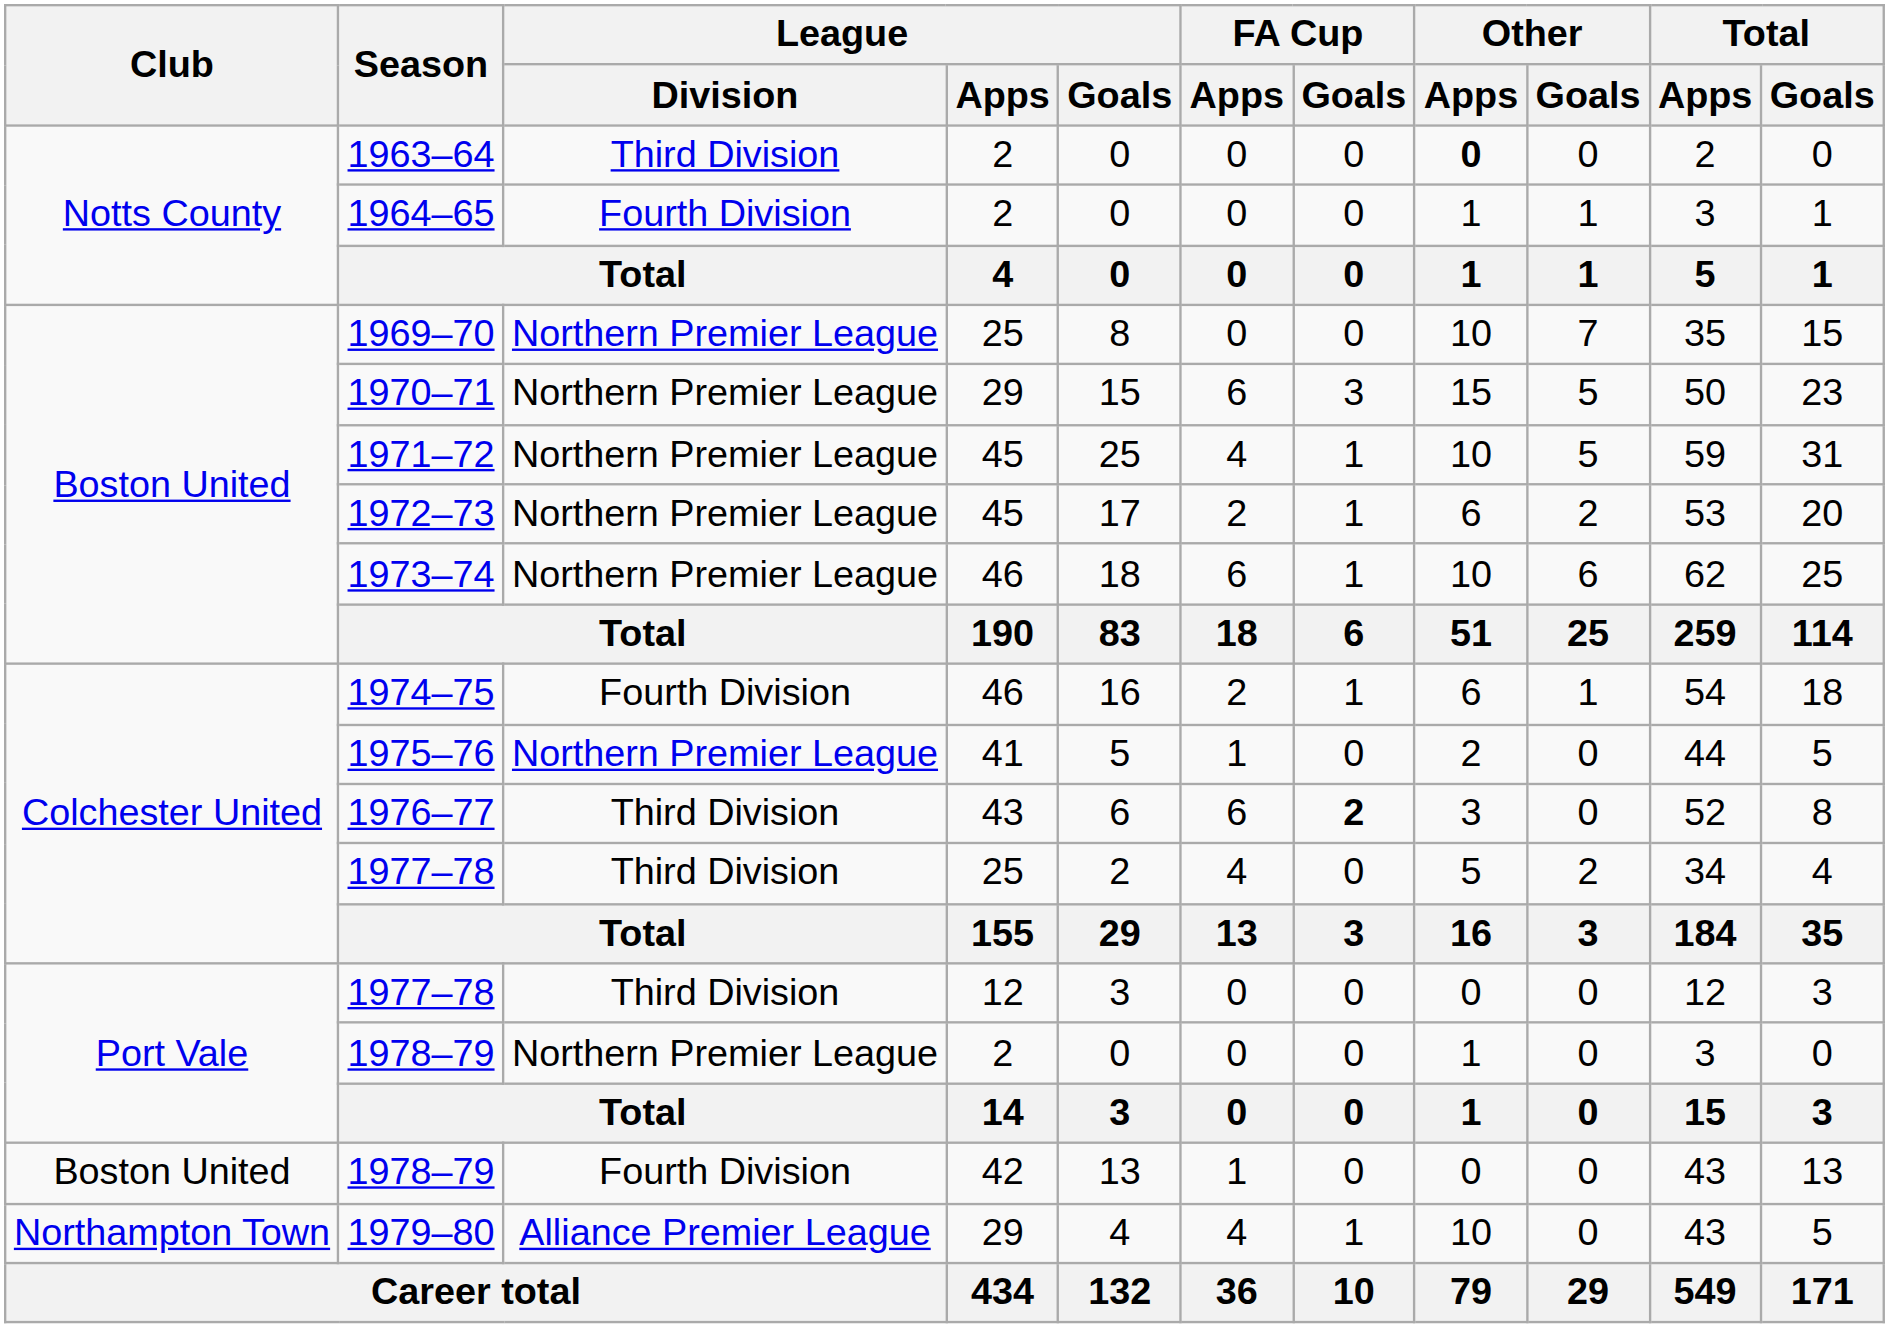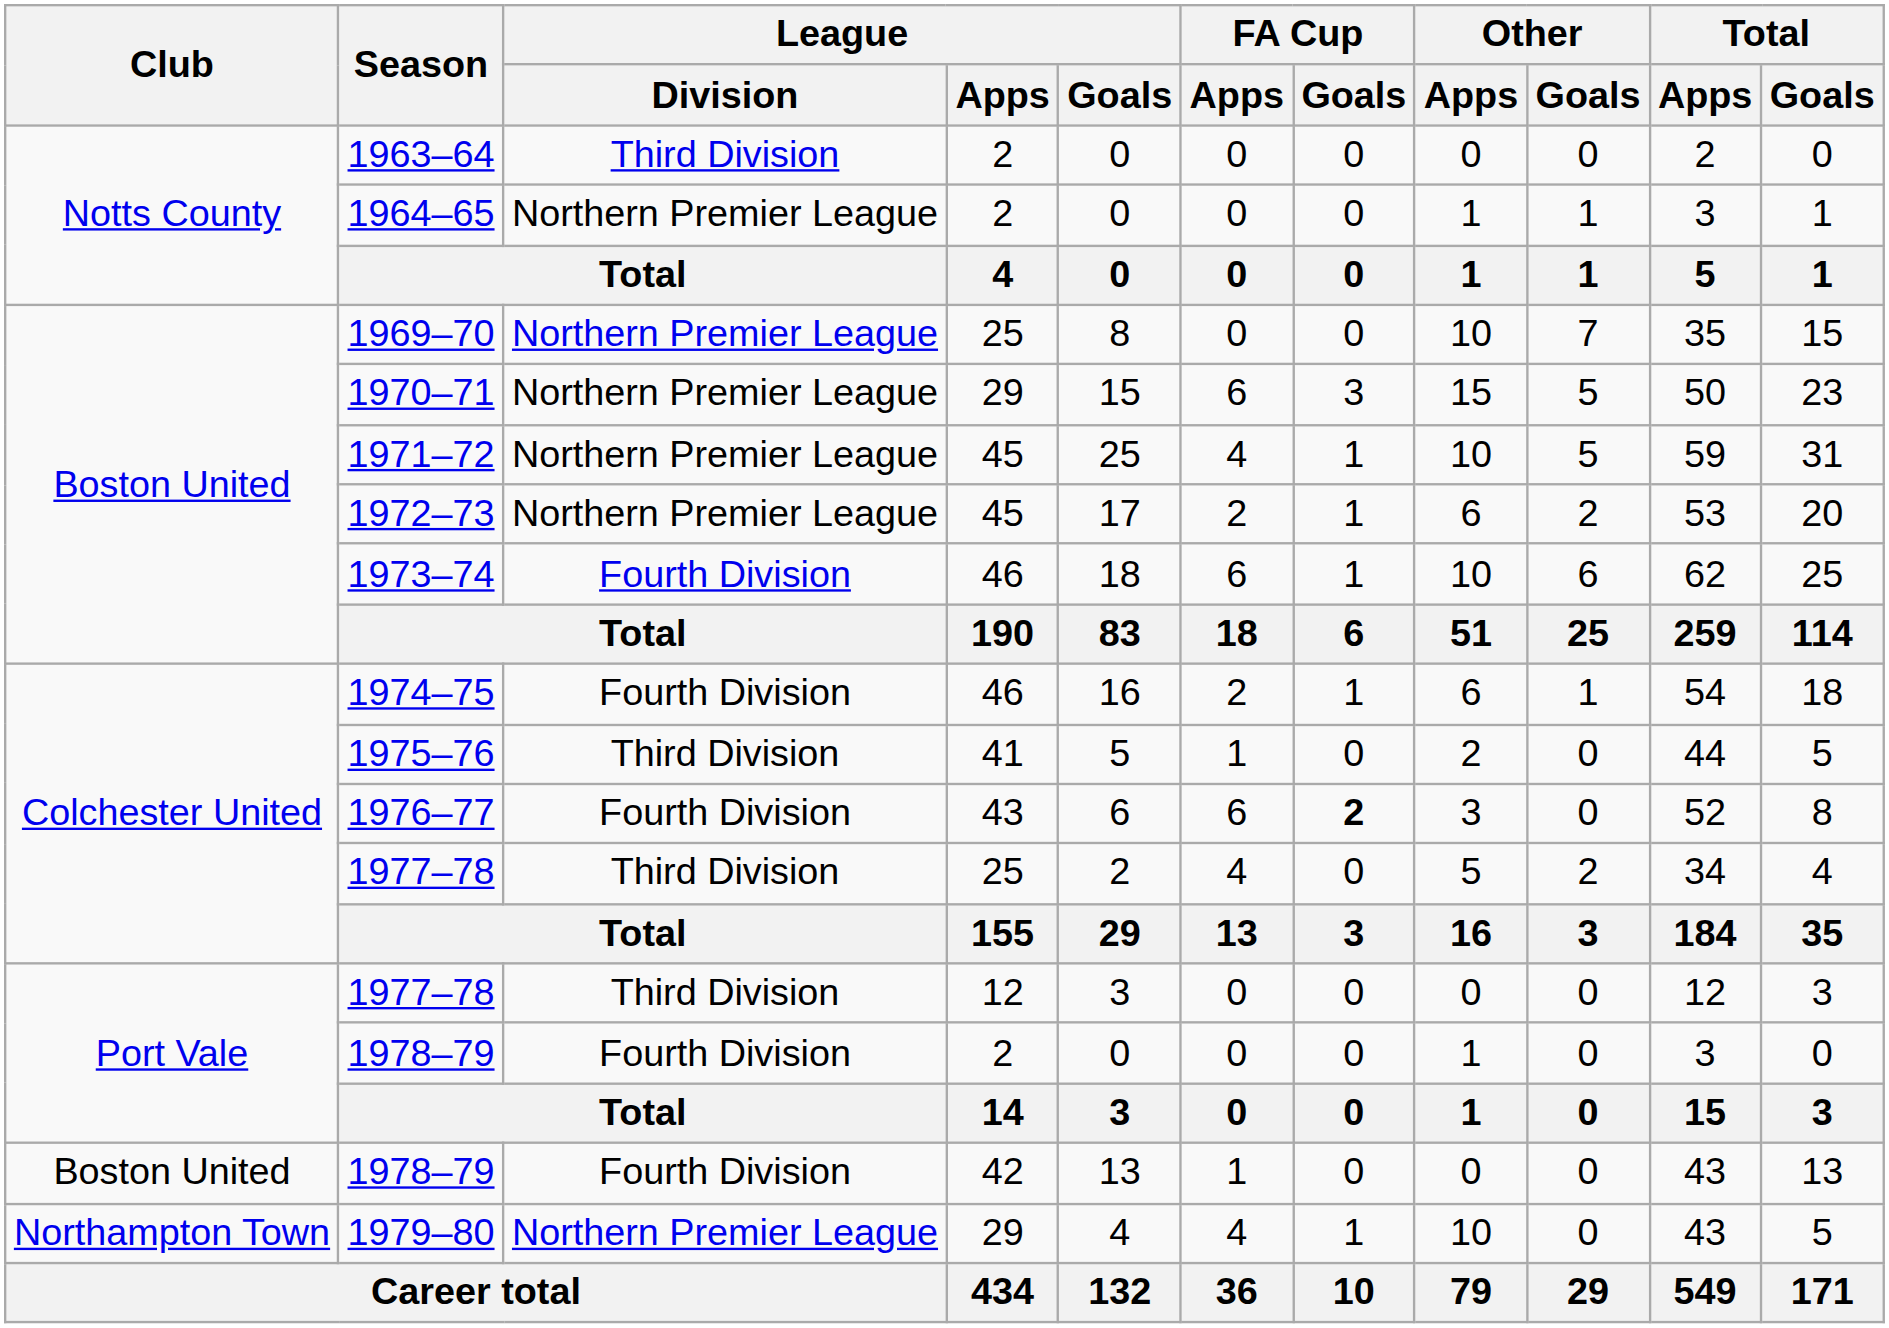(1471, 154) bold -> (1471, 154) normal
(725, 214) Fourth Division -> (725, 214) Northern Premier League
(725, 573) Northern Premier League -> (725, 573) Fourth Division
(725, 753) Northern Premier League -> (725, 753) Third Division
(725, 812) Third Division -> (725, 812) Fourth Division
(725, 1052) Northern Premier League -> (725, 1052) Fourth Division
(725, 1232) Alliance Premier League -> (725, 1232) Northern Premier League
